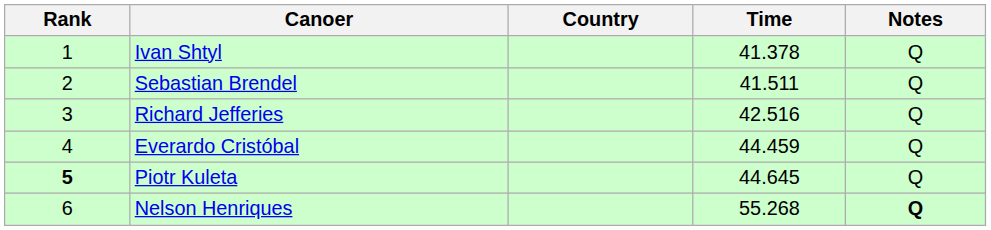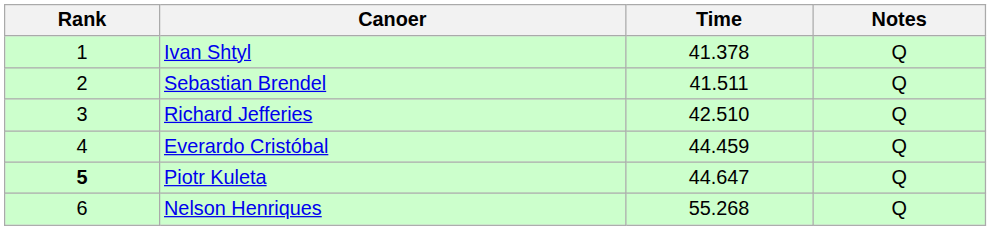- column: (601, 20)
(769, 114) 42.516 -> (719, 114) 42.510
(769, 177) 44.645 -> (719, 177) 44.647
(915, 209) bold -> (899, 209) normal
